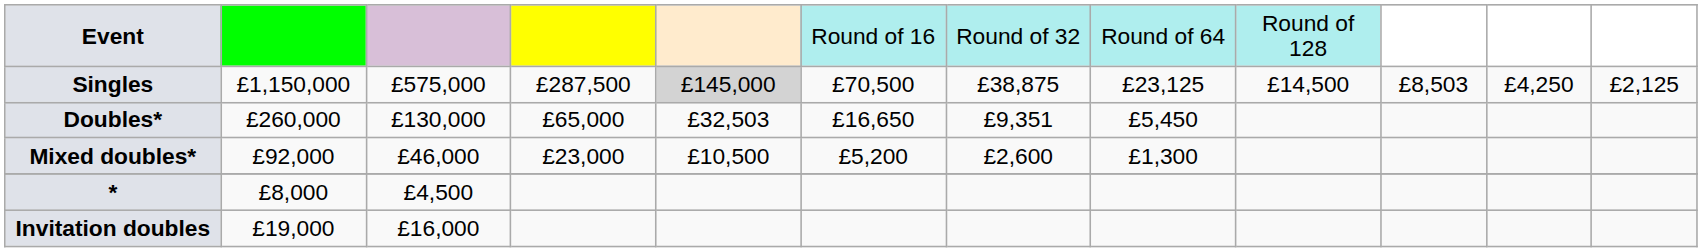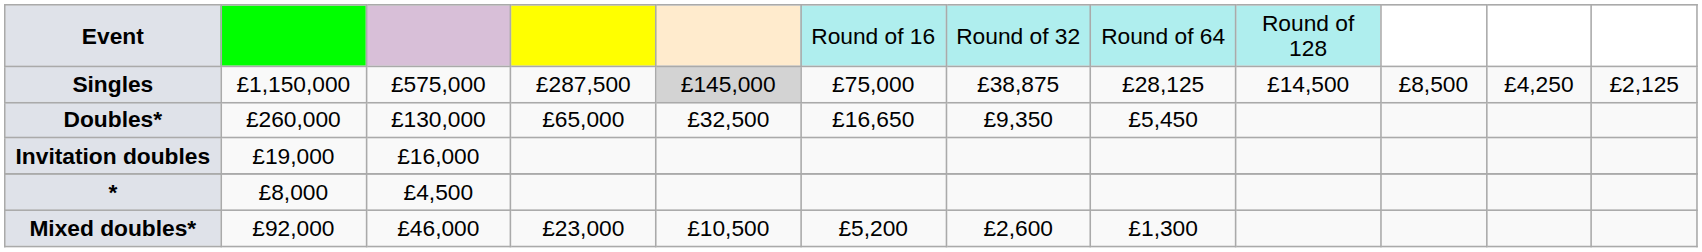(873, 84) £70,500 -> (873, 84) £75,000
(1163, 84) £23,125 -> (1163, 84) £28,125
(1433, 84) £8,503 -> (1433, 84) £8,500
(728, 120) £32,503 -> (728, 120) £32,500
(1018, 120) £9,351 -> (1018, 120) £9,350
rows swapped: (113, 156) <-> (113, 228)
